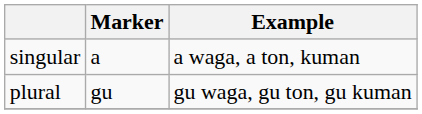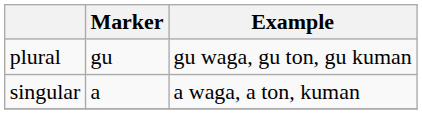rows swapped: (45, 56) <-> (35, 91)
